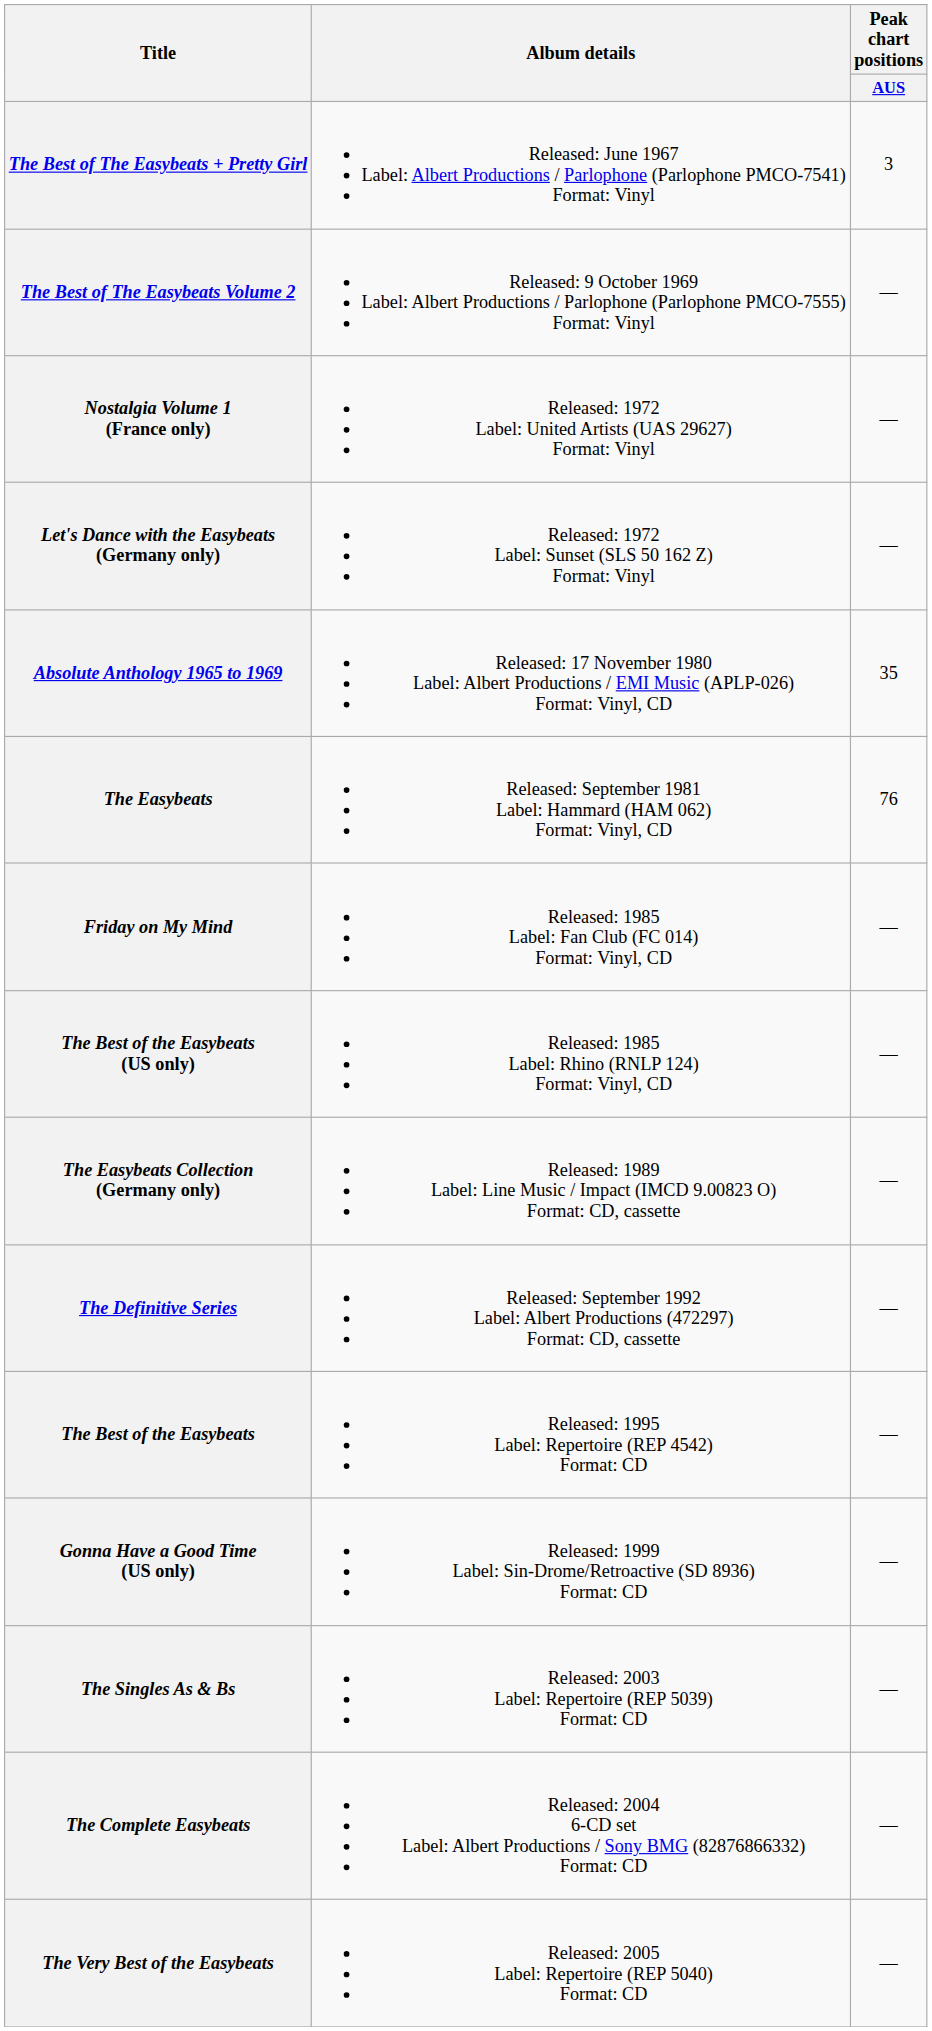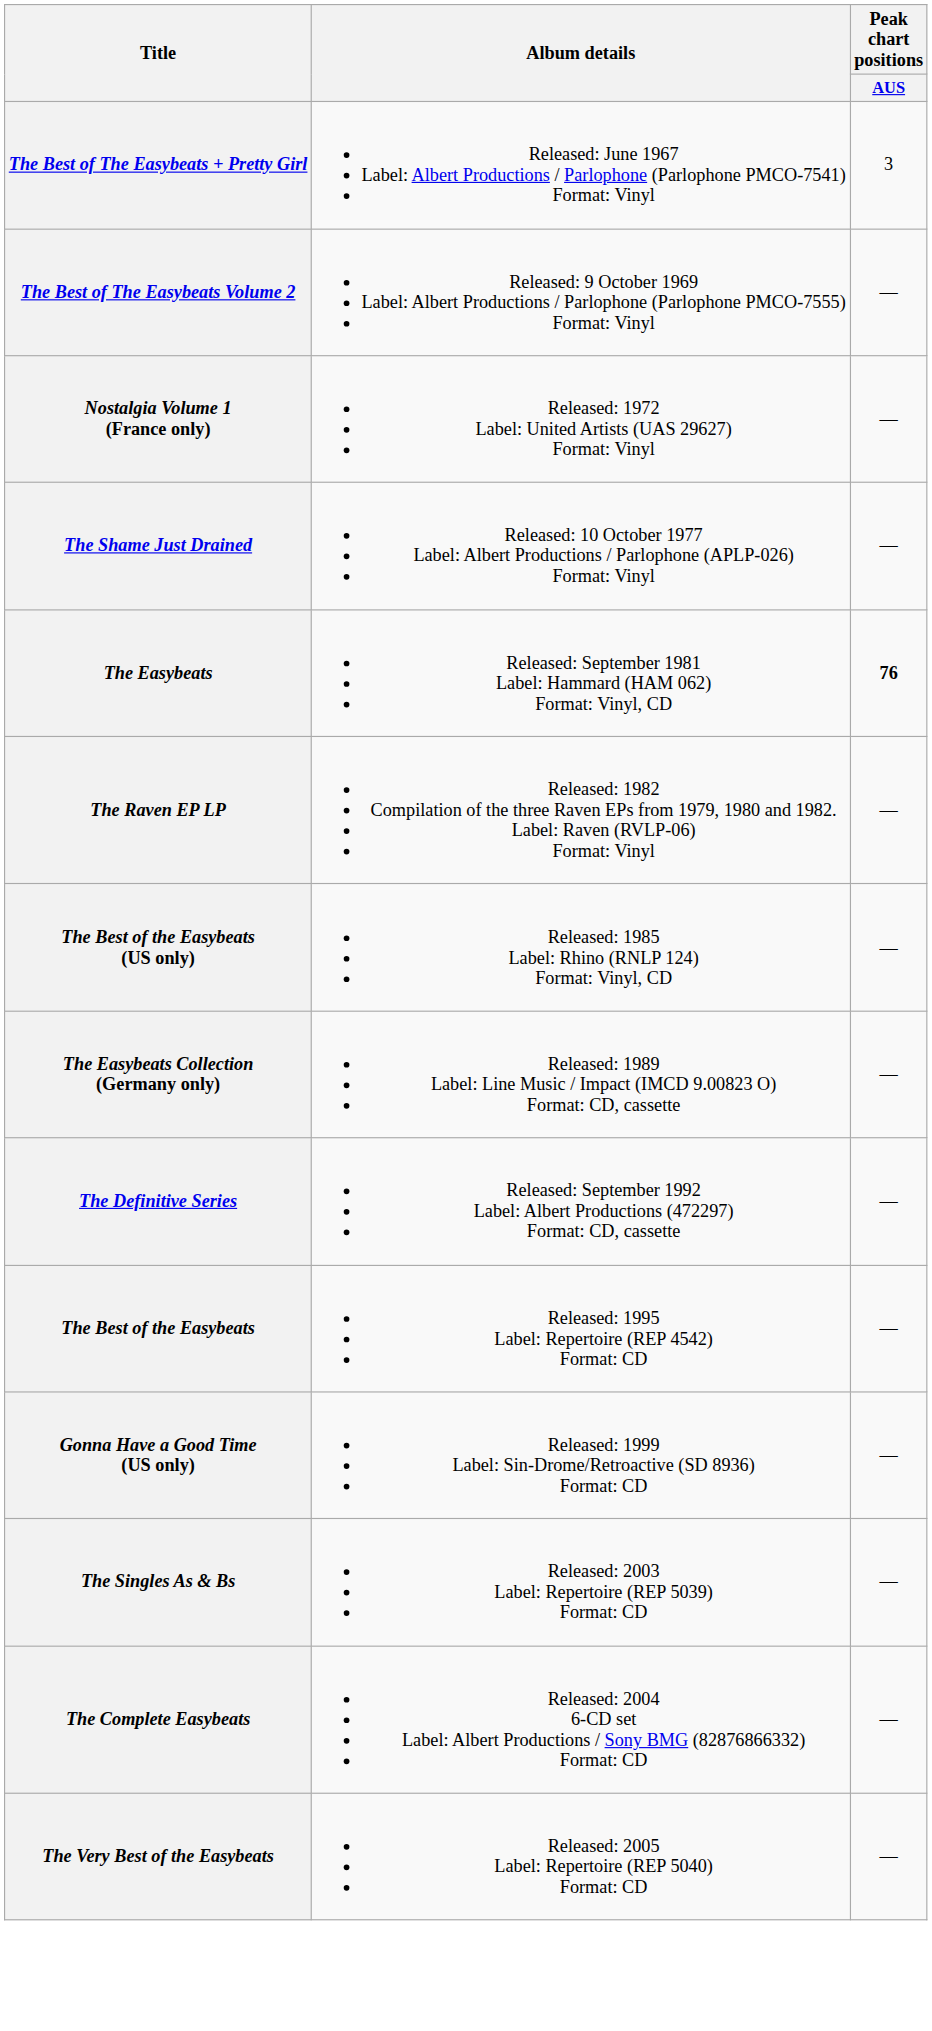- row: (158, 545)
+ row: (158, 545)
- row: (158, 672)
(889, 799) normal -> (889, 672) bold
+ row: (158, 810)
- row: (158, 926)
